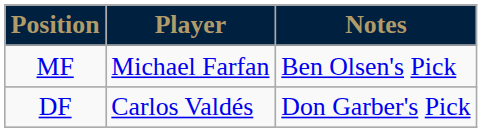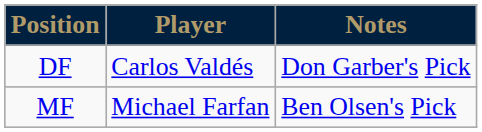rows swapped: (55, 106) <-> (55, 65)
